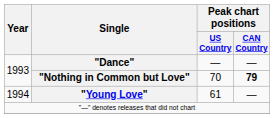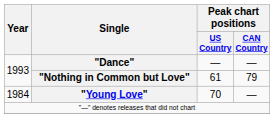(215, 78) 70 -> (215, 78) 61
(252, 78) bold -> (252, 78) normal
(18, 94) 1994 -> (18, 94) 1984
(215, 94) 61 -> (215, 94) 70
